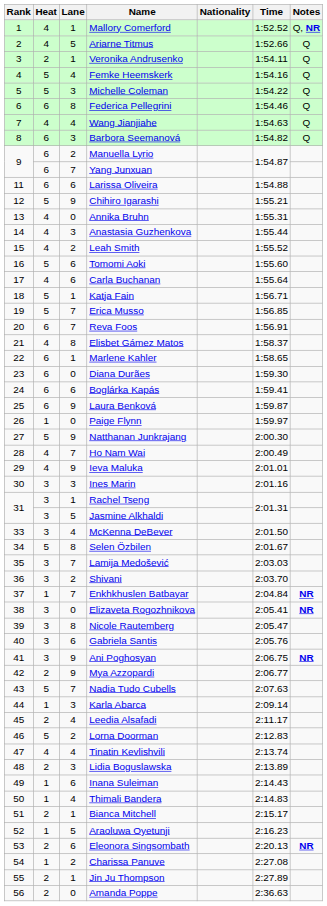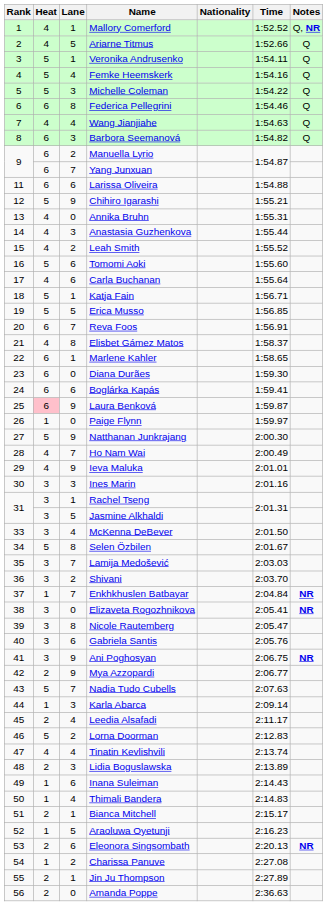(46, 59) 2 -> (46, 59) 5
(73, 311) 7 -> (73, 311) 5
(46, 405) no background -> (46, 405) pink background
